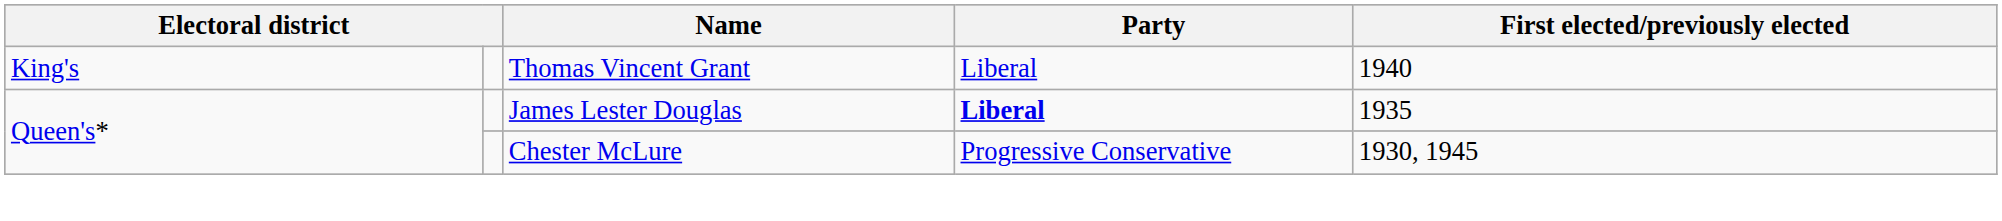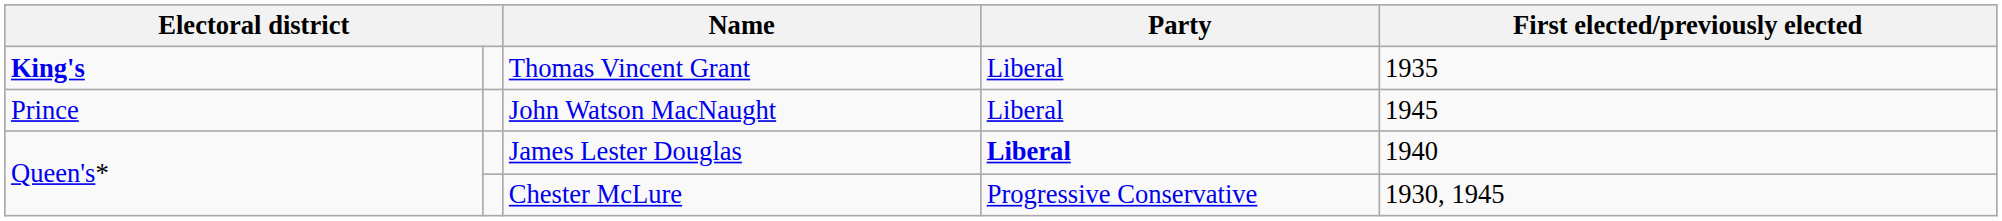(45, 67) normal -> (48, 67) bold
(1385, 67) 1940 -> (1412, 67) 1935
+ row: (643, 109)
(1385, 109) 1935 -> (1412, 151) 1940
